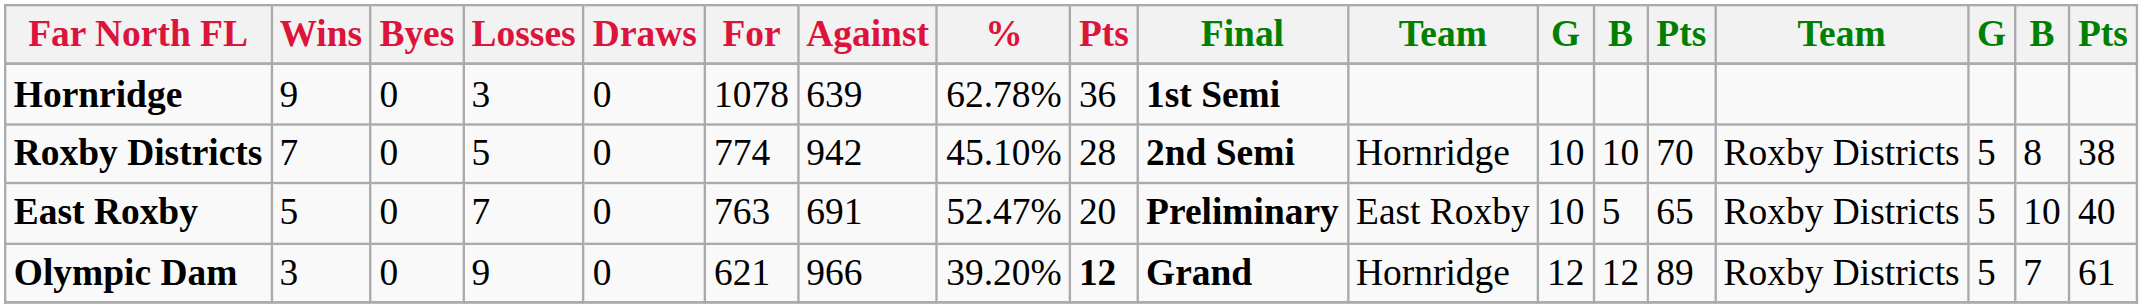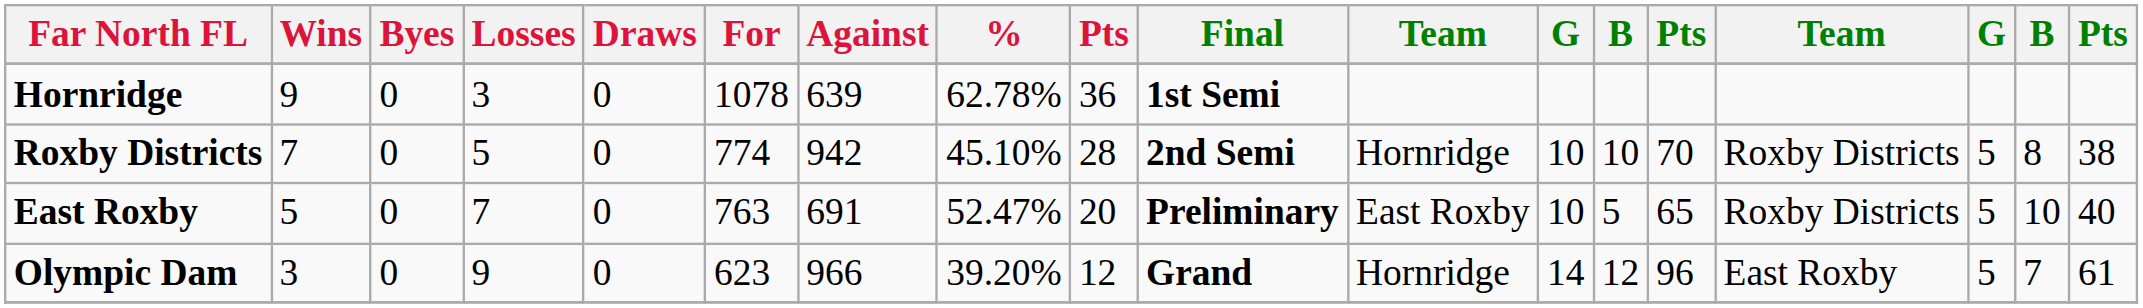(742, 271) 621 -> (742, 271) 623
(1098, 271) bold -> (1098, 271) normal
(1566, 271) 12 -> (1566, 271) 14
(1675, 271) 89 -> (1675, 271) 96
(1842, 271) Roxby Districts -> (1810, 271) East Roxby
